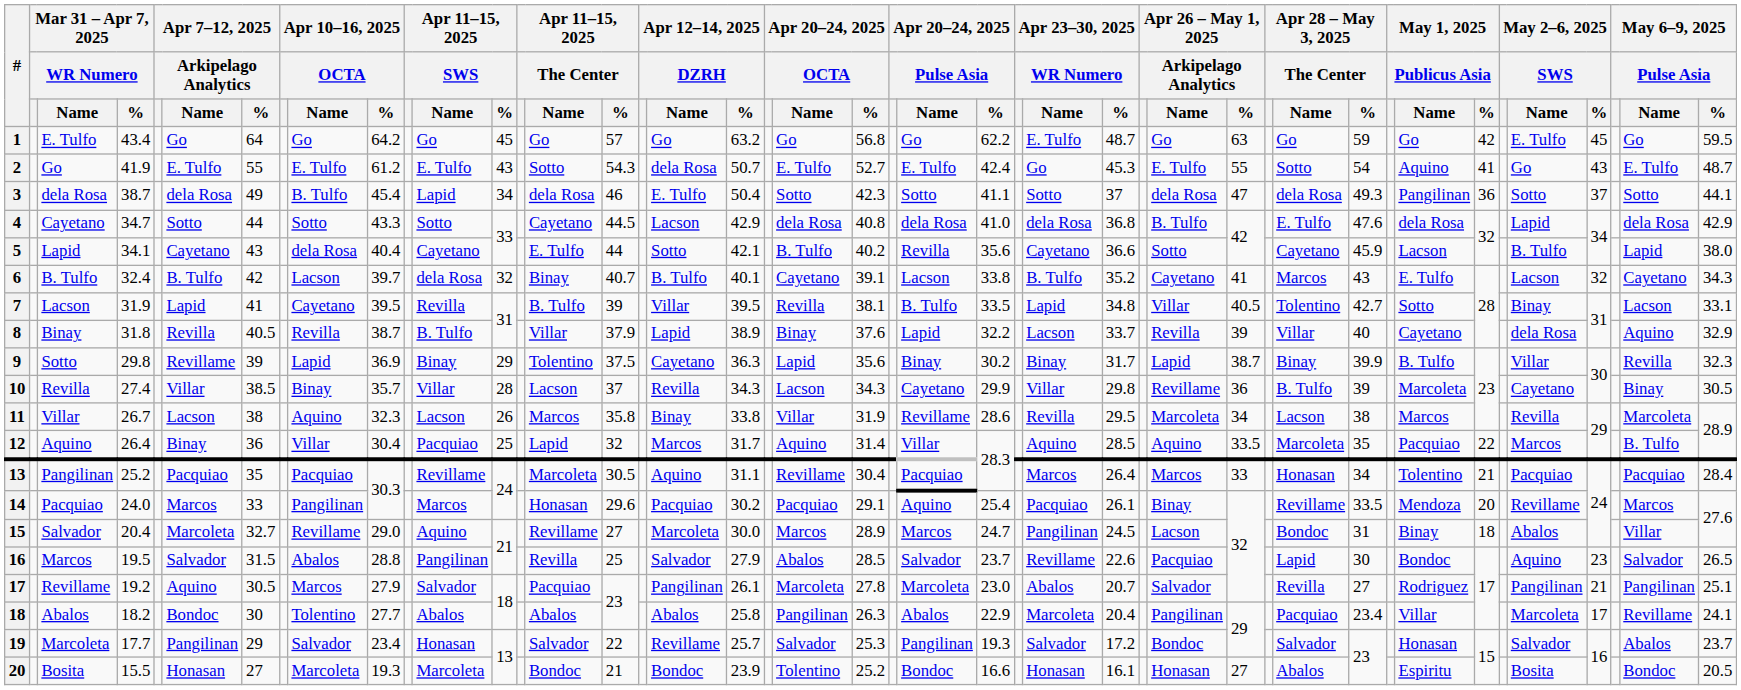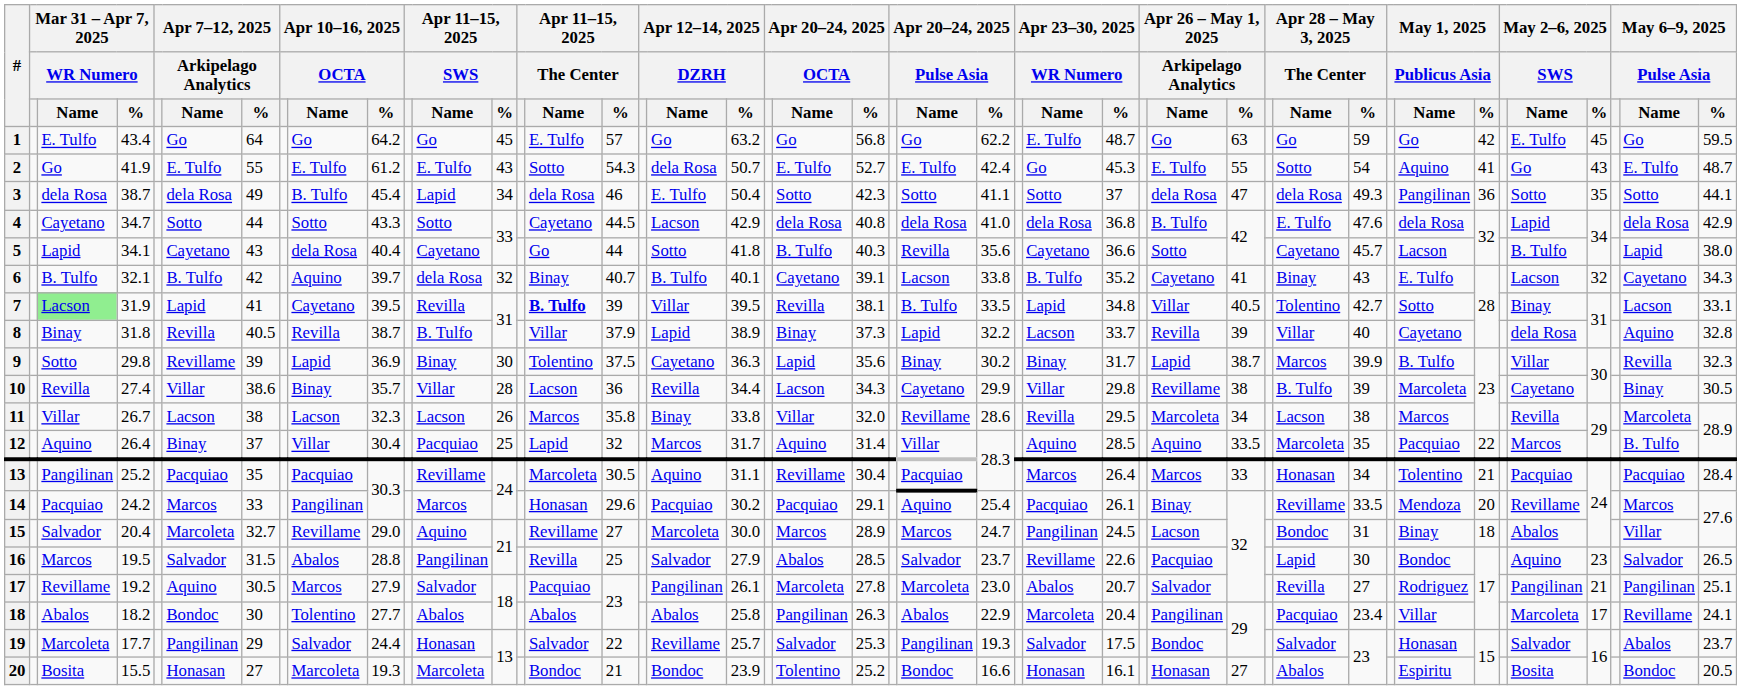(539, 140) Go -> (556, 140) E. Tulfo
(1599, 195) 37 -> (1599, 195) 35
(556, 250) E. Tulfo -> (539, 250) Go
(745, 250) 42.1 -> (745, 250) 41.8
(870, 250) 40.2 -> (870, 250) 40.3
(1368, 250) 45.9 -> (1368, 250) 45.7
(136, 278) 32.4 -> (136, 278) 32.1
(316, 278) Lacson -> (317, 278) Aquino
(1301, 278) Marcos -> (1296, 278) Binay
(66, 306) no background -> (66, 306) lightgreen background
(557, 306) normal -> (557, 306) bold
(870, 333) 37.6 -> (870, 333) 37.3
(1718, 333) 32.9 -> (1718, 333) 32.8
(505, 361) 29 -> (505, 361) 30
(1296, 361) Binay -> (1301, 361) Marcos
(261, 389) 38.5 -> (261, 389) 38.6
(614, 389) 37 -> (614, 389) 36
(745, 389) 34.3 -> (745, 389) 34.4
(1239, 389) 36 -> (1239, 389) 38
(317, 416) Aquino -> (316, 416) Lacson
(870, 416) 31.9 -> (870, 416) 32.0
(254, 444) 36 -> (254, 444) 37
(136, 504) 24.0 -> (136, 504) 24.2
(386, 642) 23.4 -> (386, 642) 24.4
(1121, 642) 17.2 -> (1121, 642) 17.5
